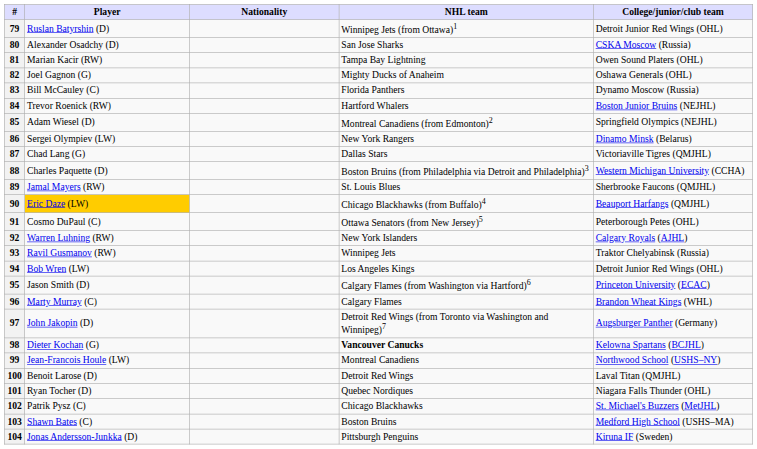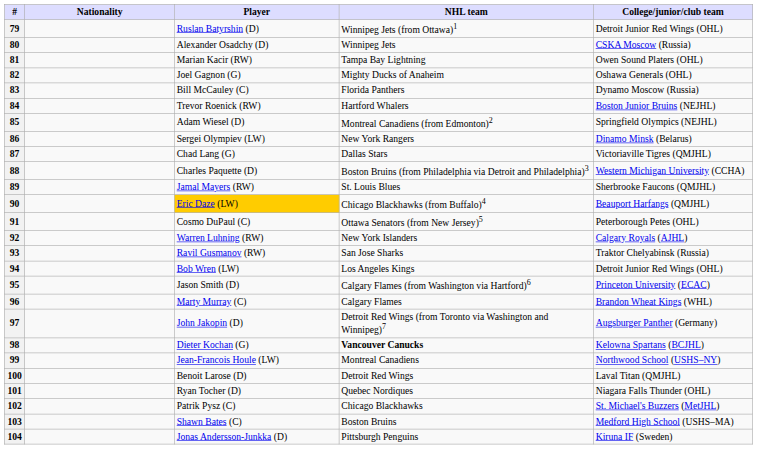columns swapped: (107, 12) <-> (264, 12)
(372, 45) San Jose Sharks -> (368, 45) Winnipeg Jets
(368, 253) Winnipeg Jets -> (372, 253) San Jose Sharks
